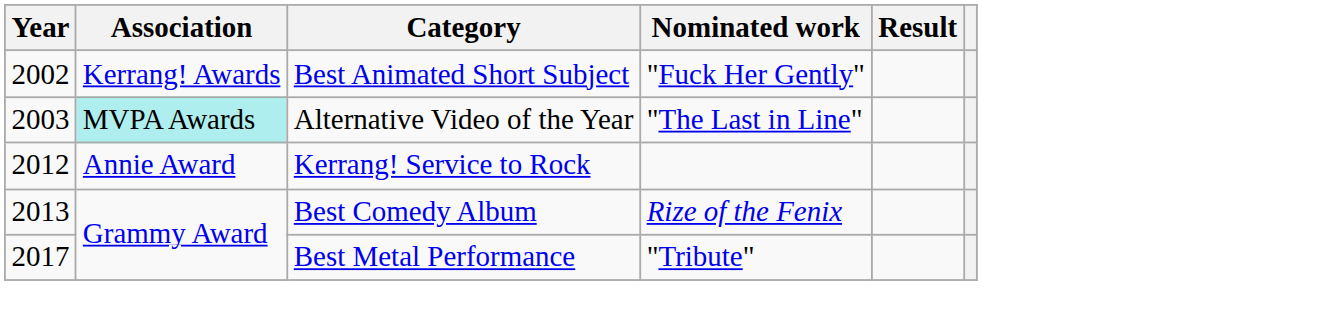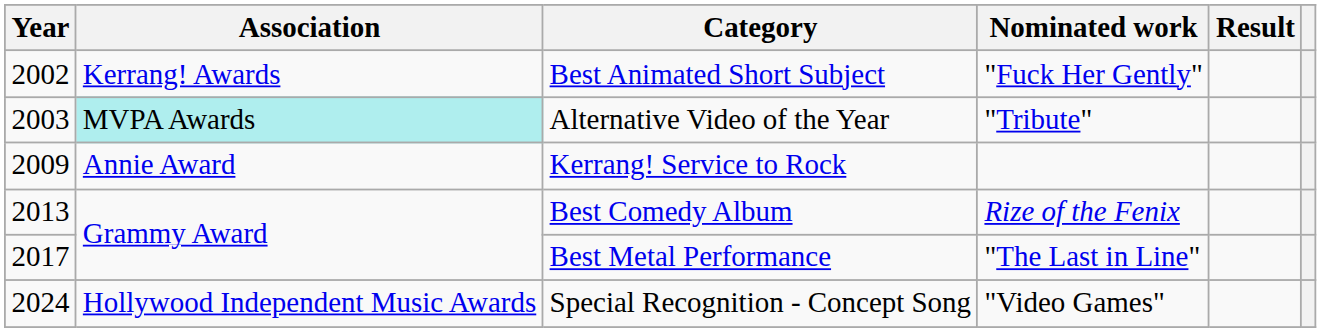(755, 119) "The Last in Line" -> (1038, 119) "Tribute"
(41, 165) 2012 -> (41, 165) 2009
(701, 257) "Tribute" -> (1092, 257) "The Last in Line"
+ row: (760, 303)
